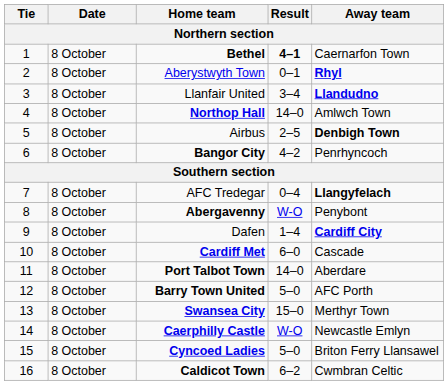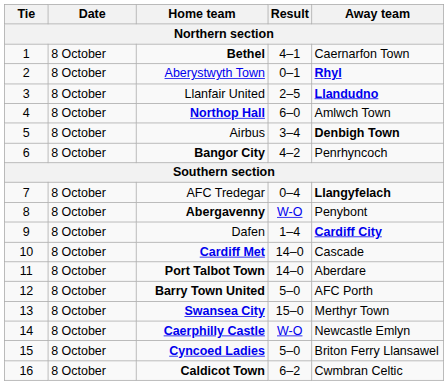(290, 53) bold -> (290, 53) normal
(290, 93) 3–4 -> (290, 93) 2–5
(290, 113) 14–0 -> (290, 113) 6–0
(290, 133) 2–5 -> (290, 133) 3–4
(290, 251) 6–0 -> (290, 251) 14–0
